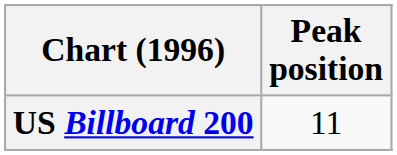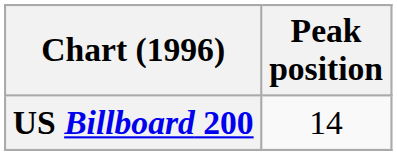(326, 122) 11 -> (326, 122) 14
